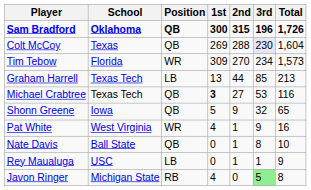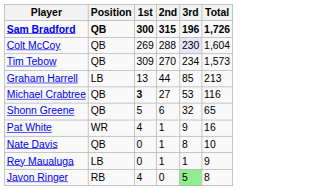- column: (125, 12)
(173, 62) WR -> (98, 62) QB
(235, 111) 9 -> (162, 111) 6
